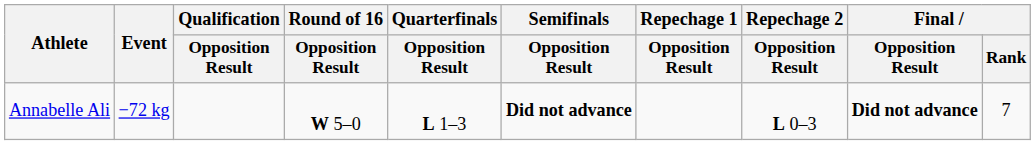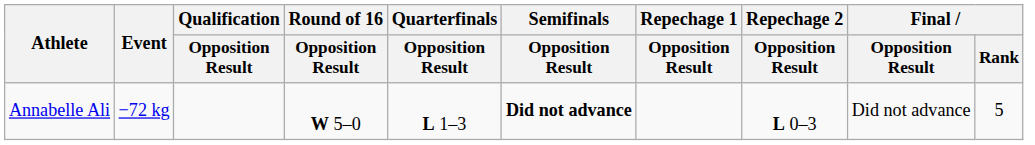(915, 111) bold -> (911, 111) normal
(1006, 111) 7 -> (999, 111) 5
